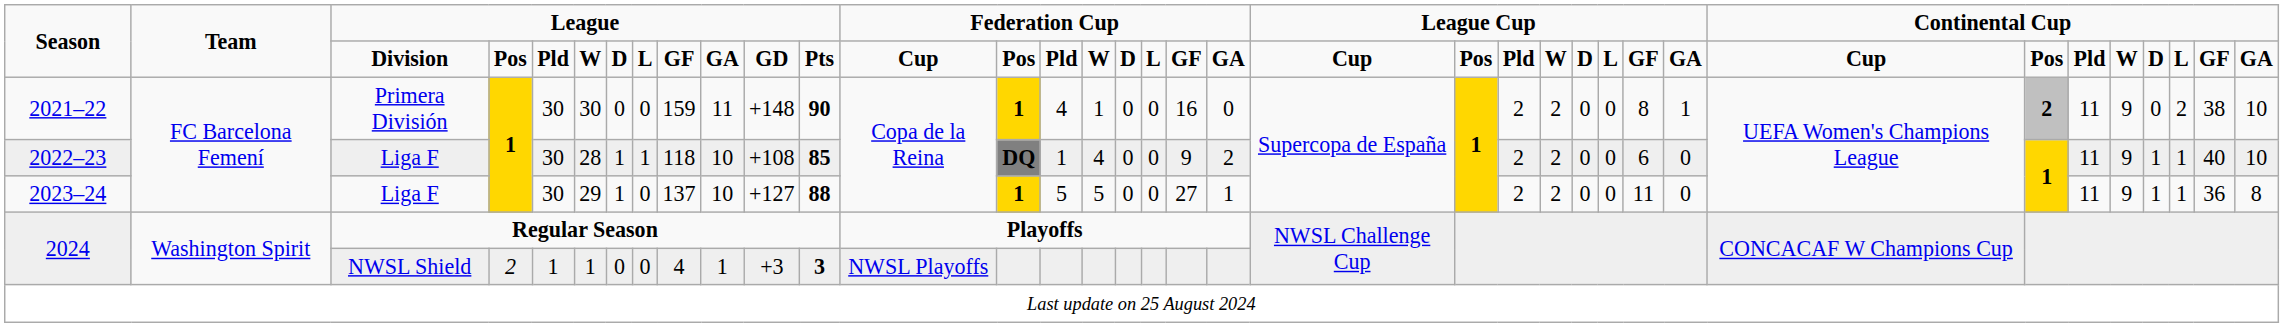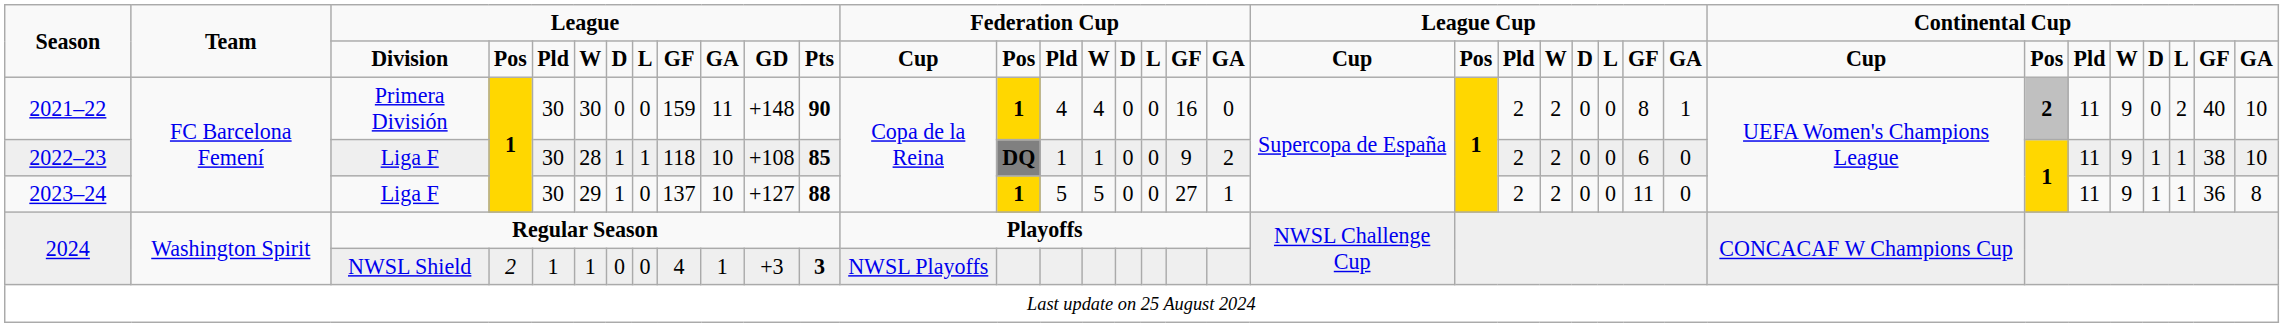(1099, 108) 1 -> (1099, 108) 4
(2214, 108) 38 -> (2214, 108) 40
(1099, 157) 4 -> (1099, 157) 1
(2214, 157) 40 -> (2214, 157) 38
